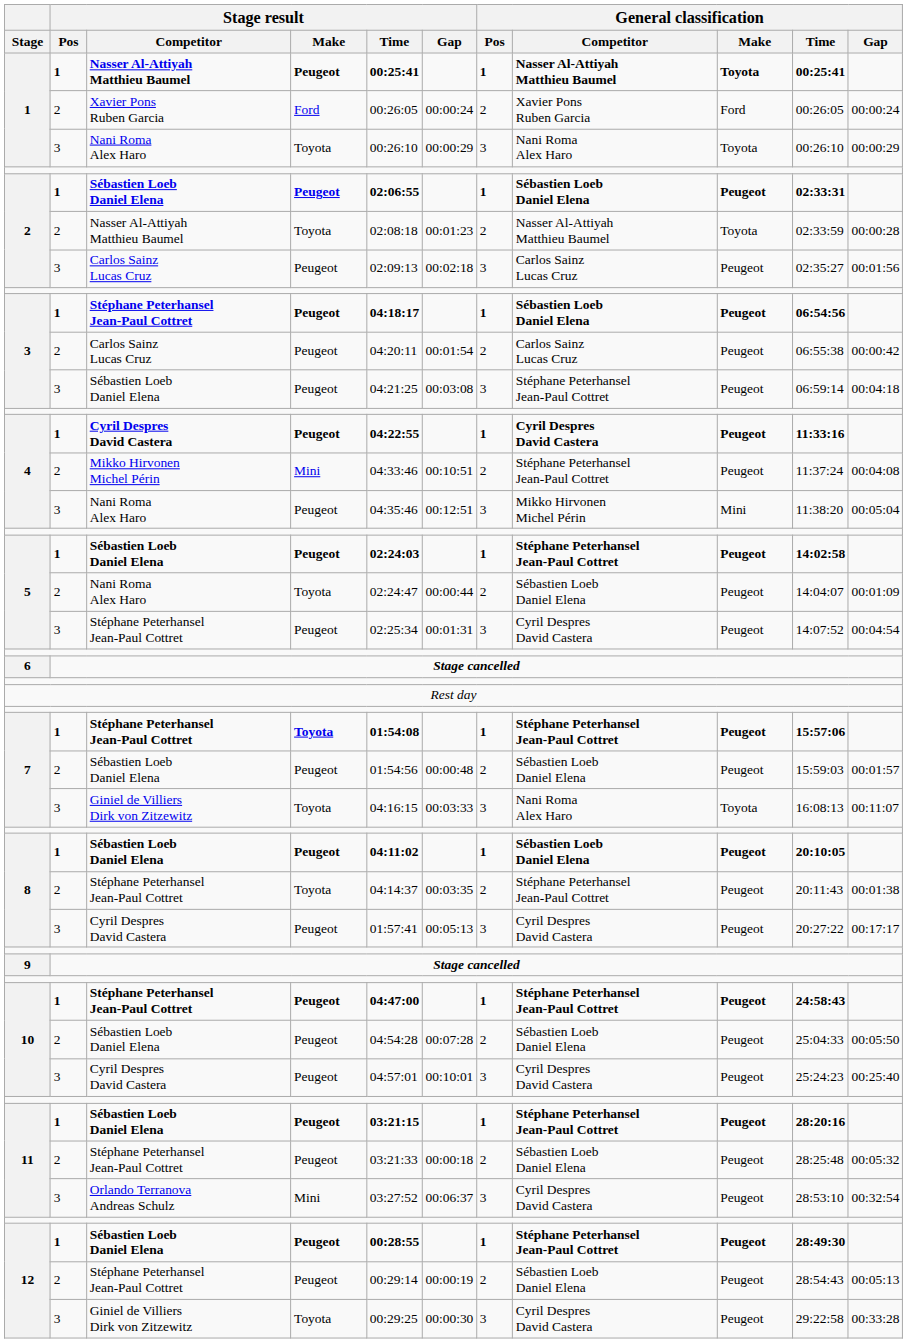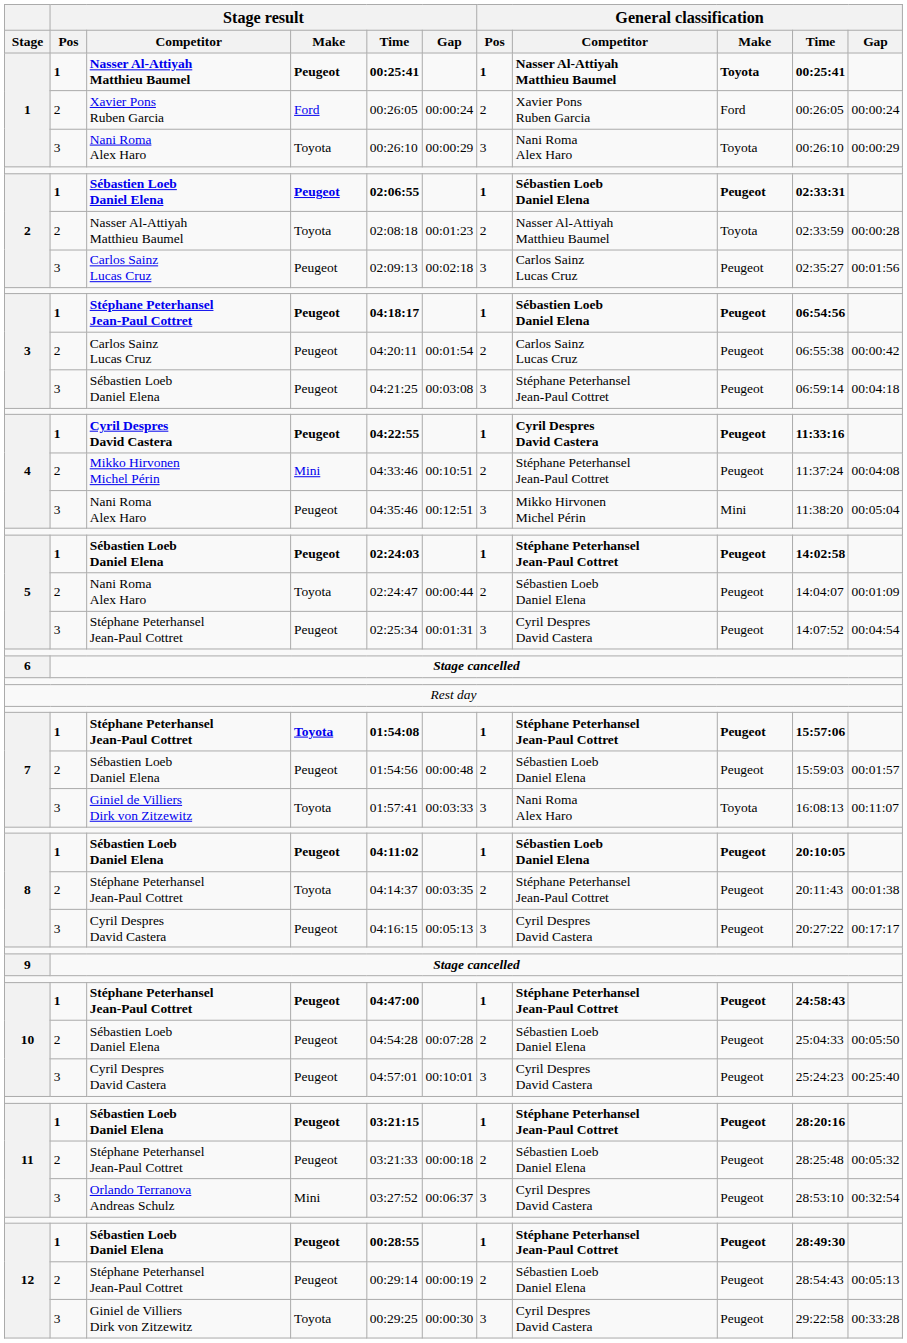(394, 807) 04:16:15 -> (394, 807) 01:57:41
(394, 927) 01:57:41 -> (394, 927) 04:16:15
